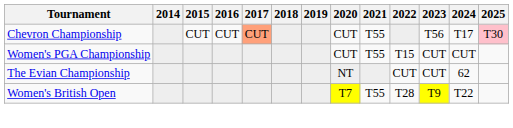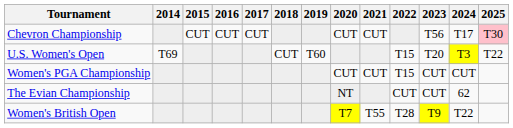(257, 34) lightsalmon background -> (257, 34) no background
(375, 34) T55 -> (375, 34) CUT
+ row: (56, 54)
(375, 54) T55 -> (375, 73) CUT
